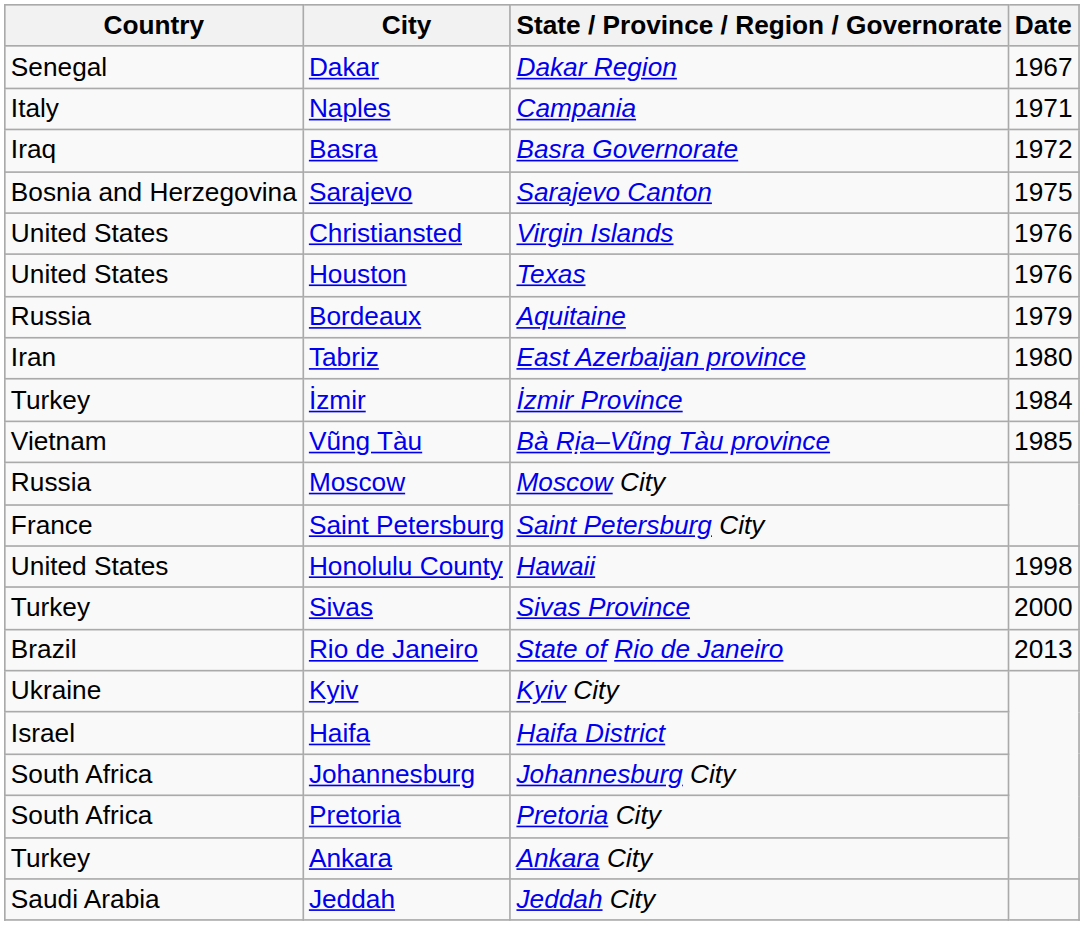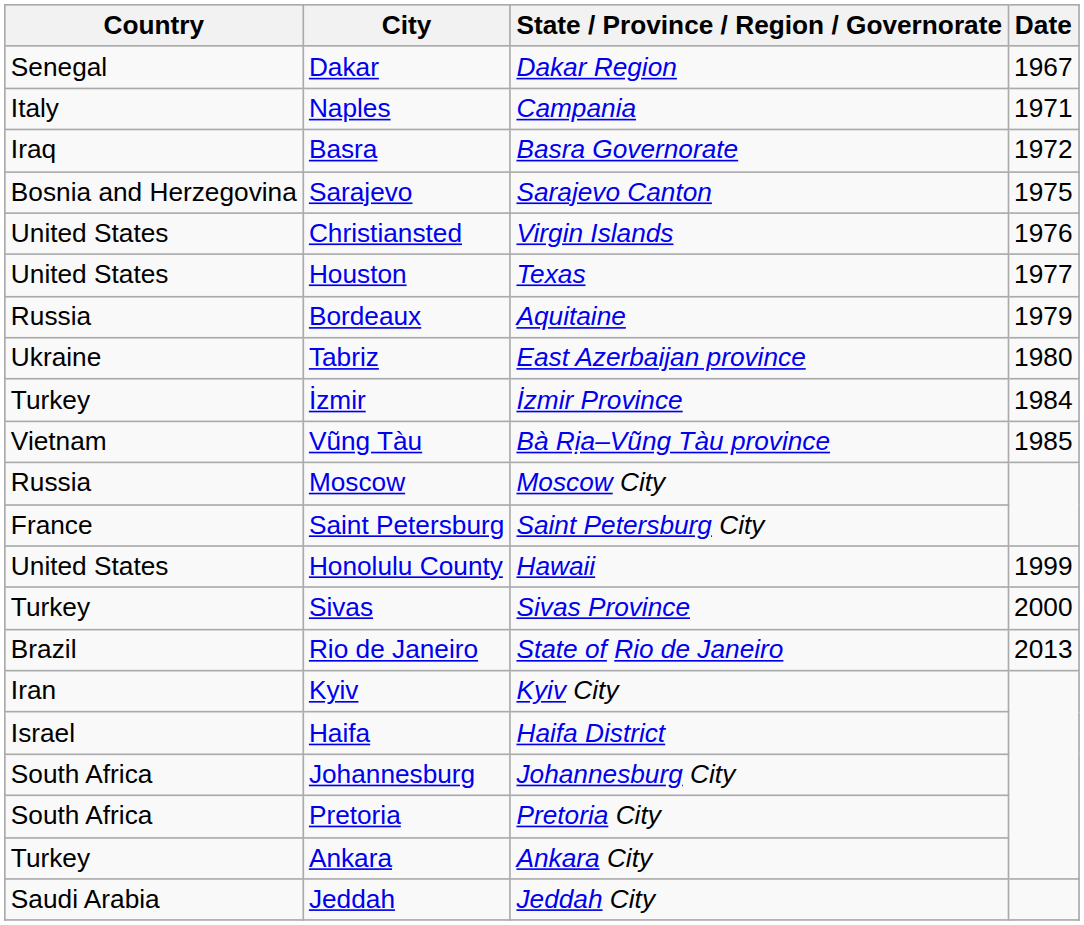(1043, 274) 1976 -> (1043, 274) 1977
(33, 358) Iran -> (56, 358) Ukraine
(1043, 566) 1998 -> (1043, 566) 1999
(56, 691) Ukraine -> (33, 691) Iran
